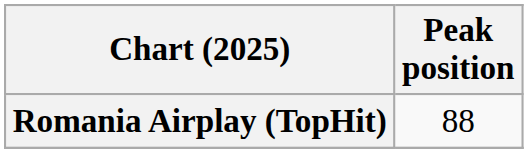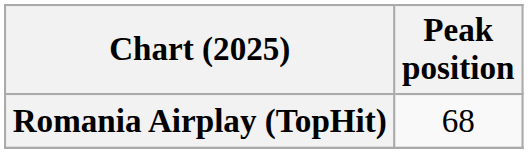(458, 120) 88 -> (458, 120) 68
